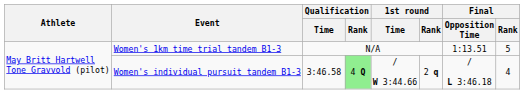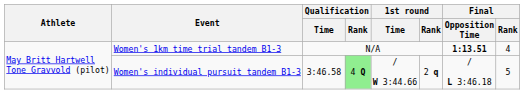(469, 48) normal -> (469, 48) bold
(508, 48) 5 -> (508, 48) 4
(508, 72) 4 -> (508, 72) 5
